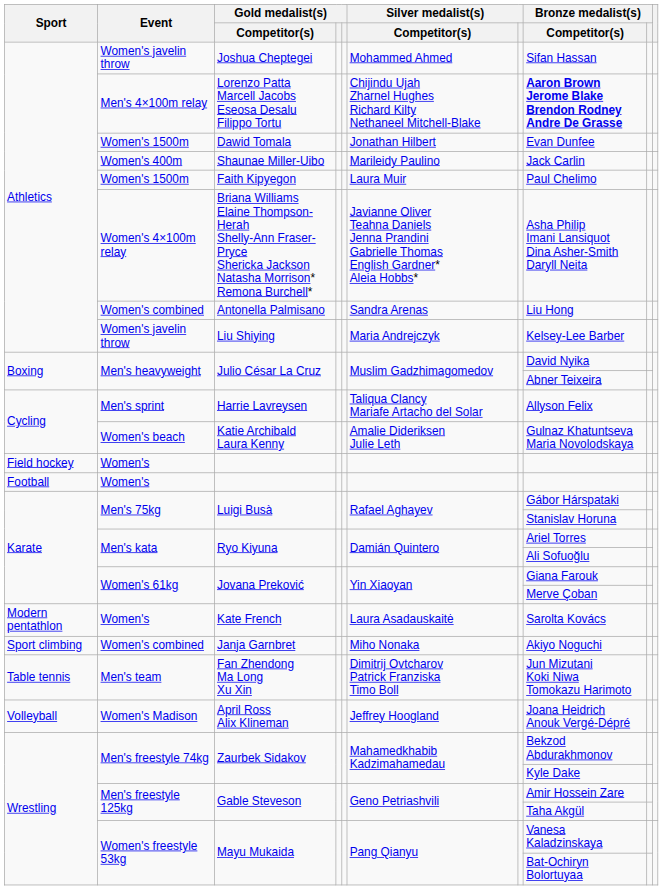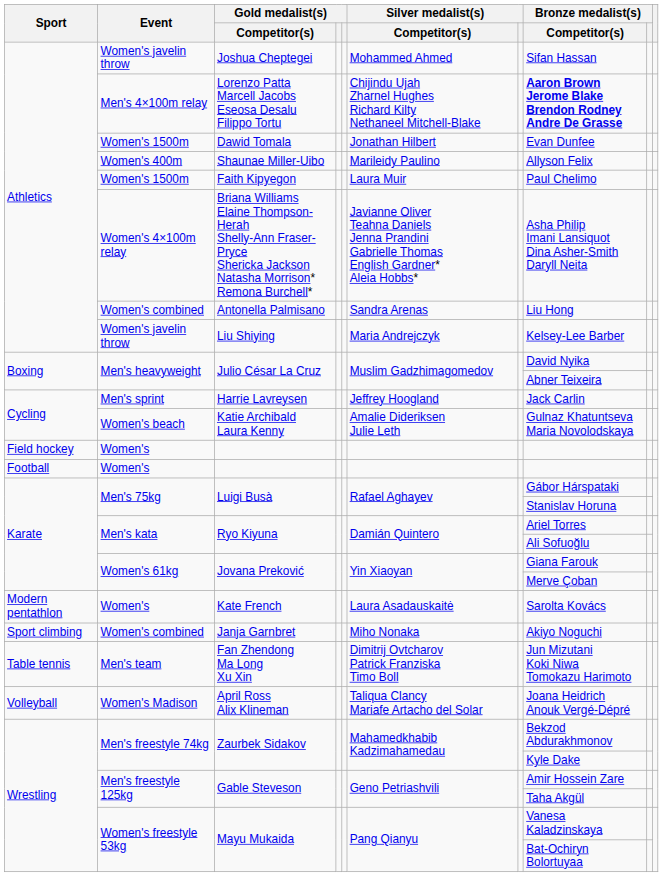(555, 161) Jack Carlin -> (559, 161) Allyson Felix
(416, 405) Taliqua Clancy Mariafe Artacho del Solar -> (394, 399) Jeffrey Hoogland
(559, 405) Allyson Felix -> (555, 399) Jack Carlin
(394, 716) Jeffrey Hoogland -> (416, 703) Taliqua Clancy Mariafe Artacho del Solar
